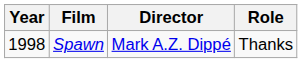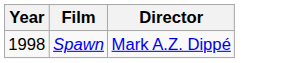- column: (266, 17)
